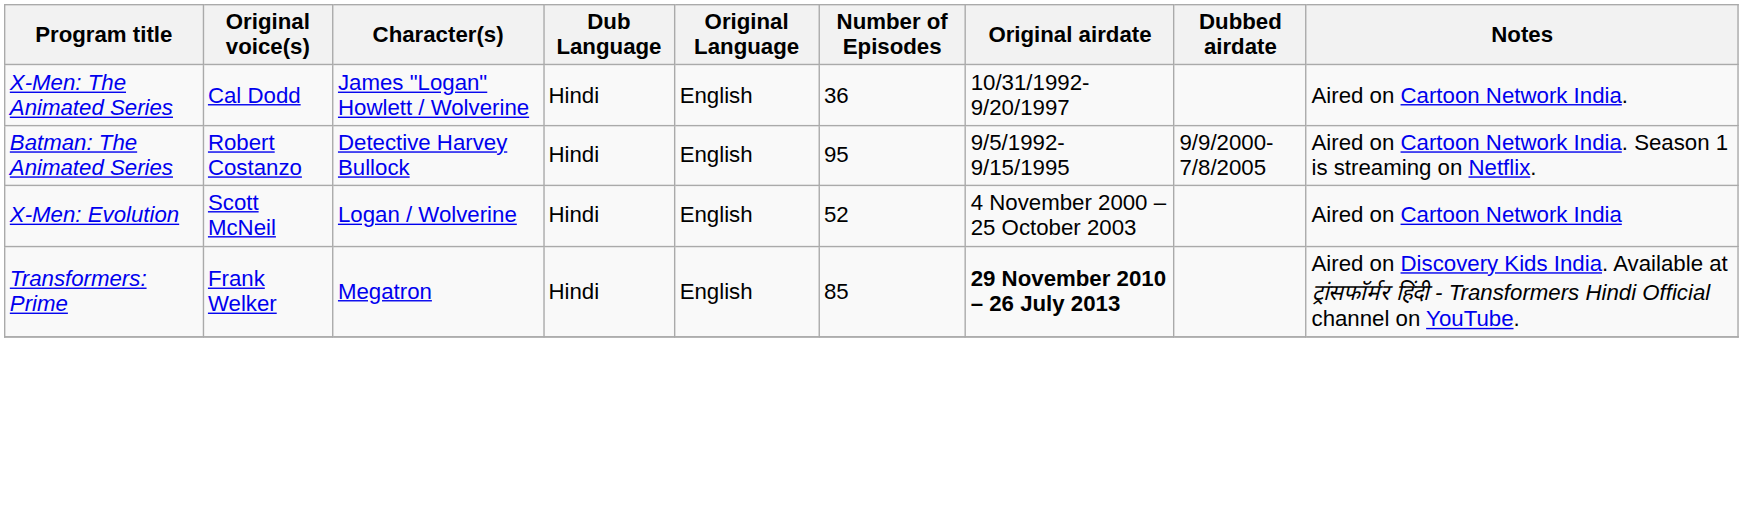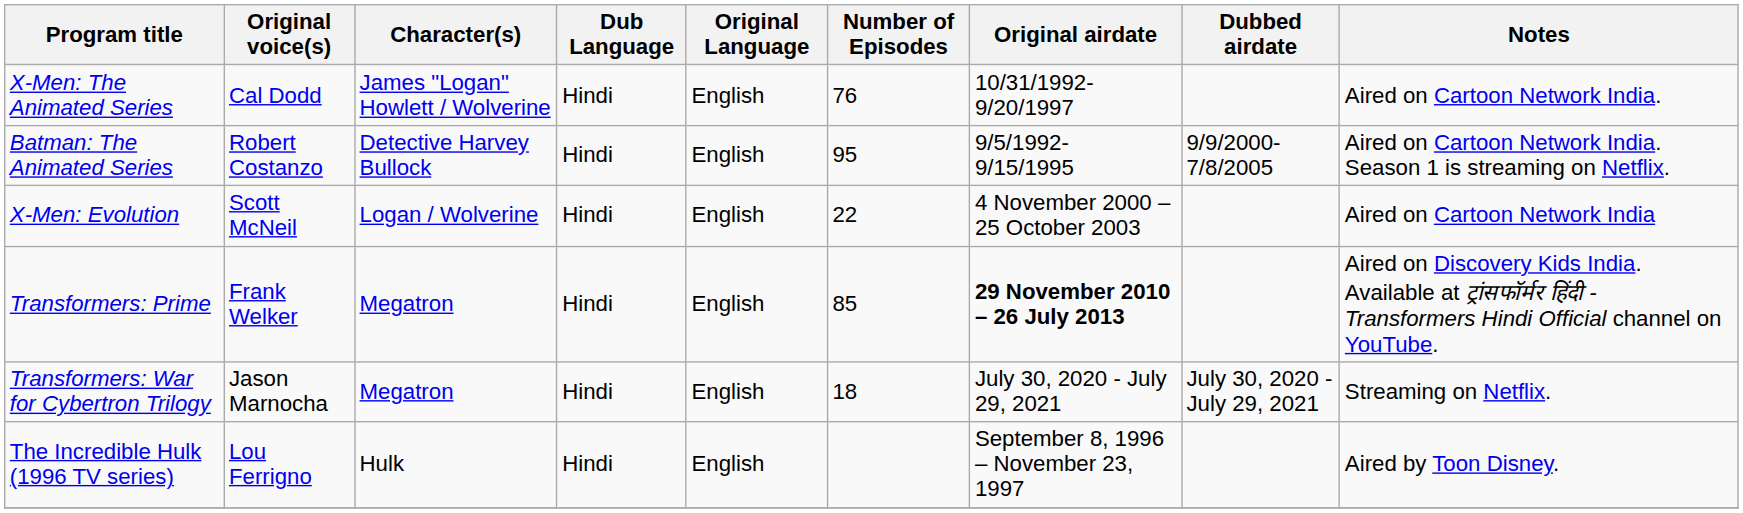(836, 94) 36 -> (845, 94) 76
(836, 215) 52 -> (845, 215) 22
+ row: (110, 391)
+ row: (106, 464)
